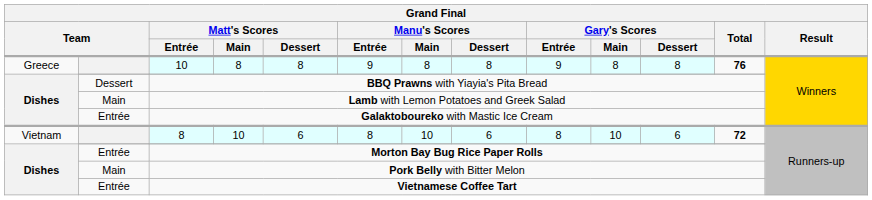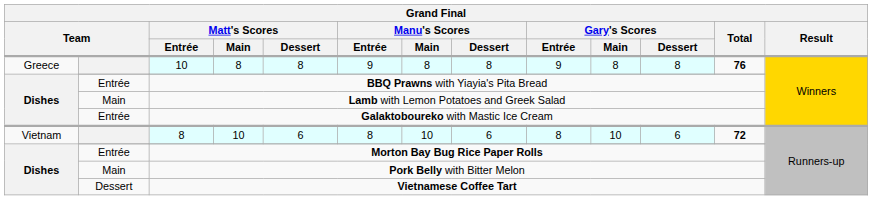(114, 83) Dessert -> (114, 83) Entrée
(114, 187) Entrée -> (114, 187) Dessert
